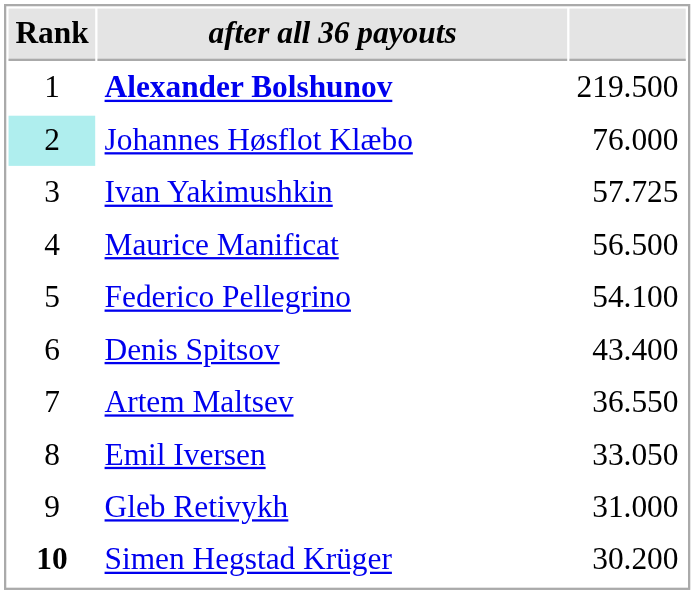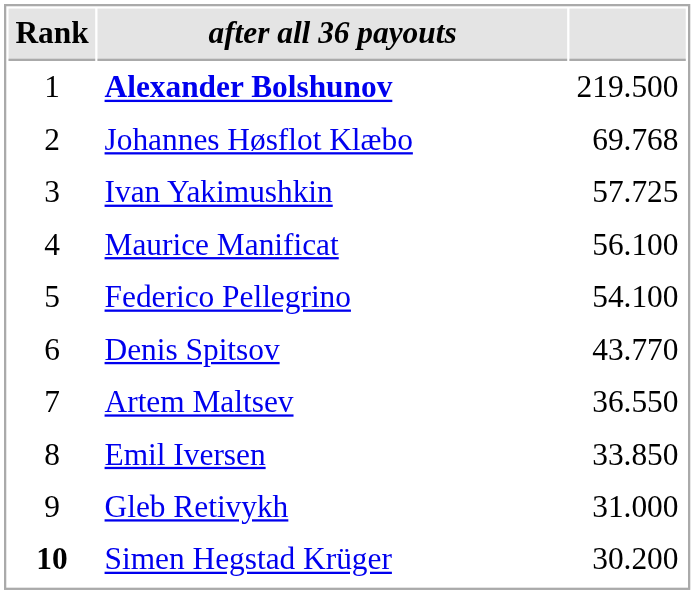(52, 140) paleturquoise background -> (52, 140) no background
(635, 140) 76.000 -> (635, 140) 69.768
(635, 245) 56.500 -> (635, 245) 56.100
(635, 349) 43.400 -> (635, 349) 43.770
(635, 454) 33.050 -> (635, 454) 33.850
